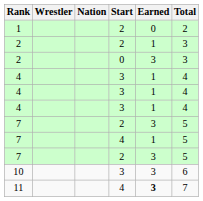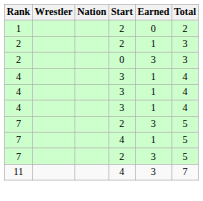- row: (18, 172)
(153, 188) bold -> (153, 172) normal
